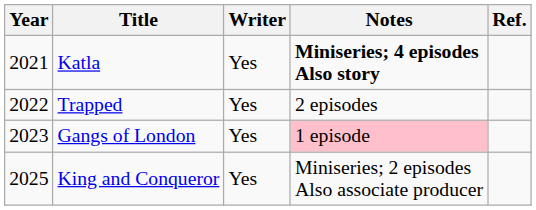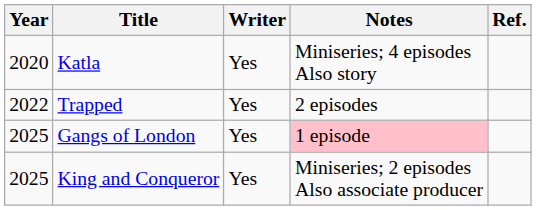(29, 62) 2021 -> (29, 62) 2020
(387, 62) bold -> (383, 62) normal
(29, 135) 2023 -> (29, 135) 2025
